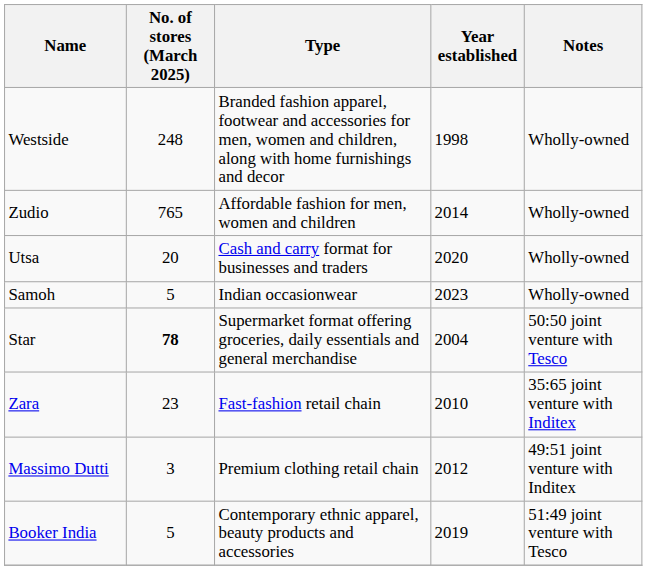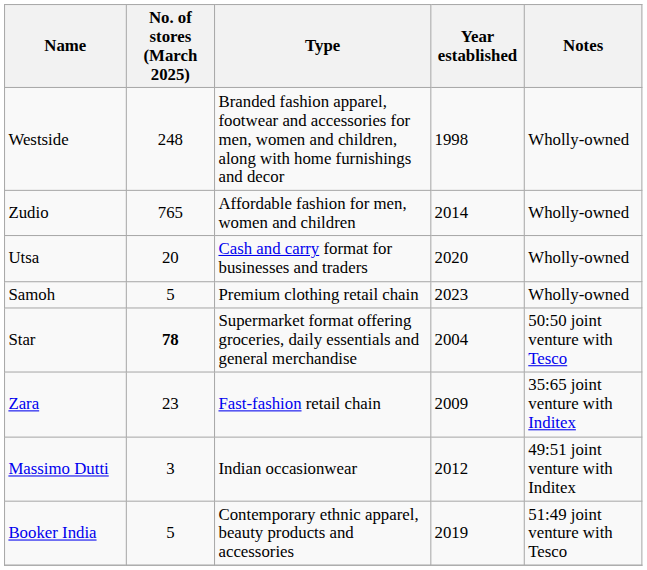(288, 294) Indian occasionwear -> (319, 294) Premium clothing retail chain
(451, 404) 2010 -> (451, 404) 2009
(319, 468) Premium clothing retail chain -> (288, 468) Indian occasionwear
